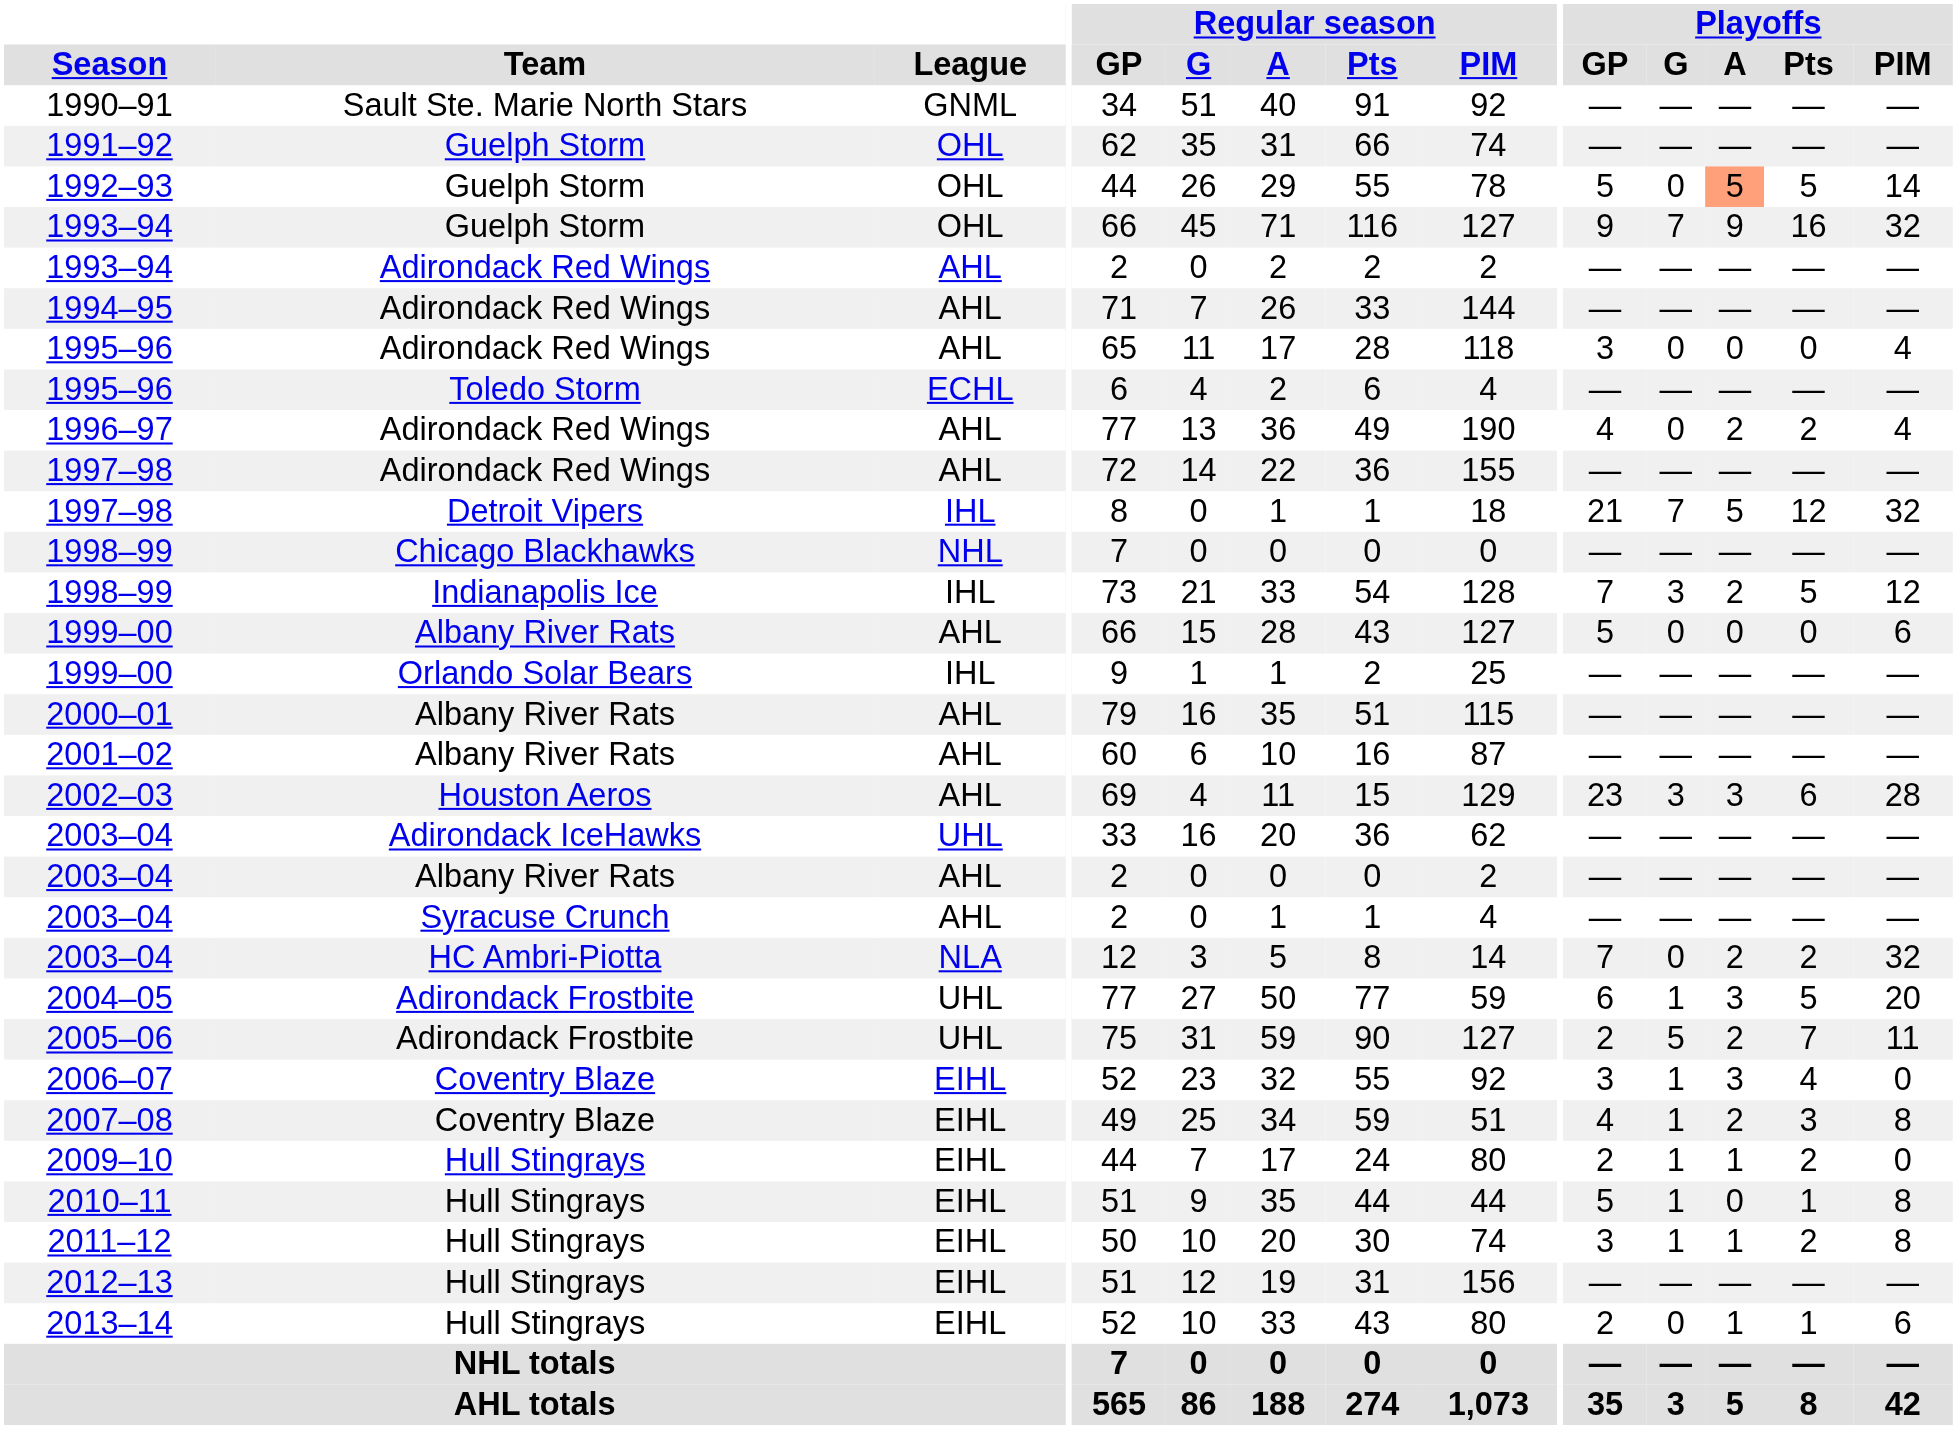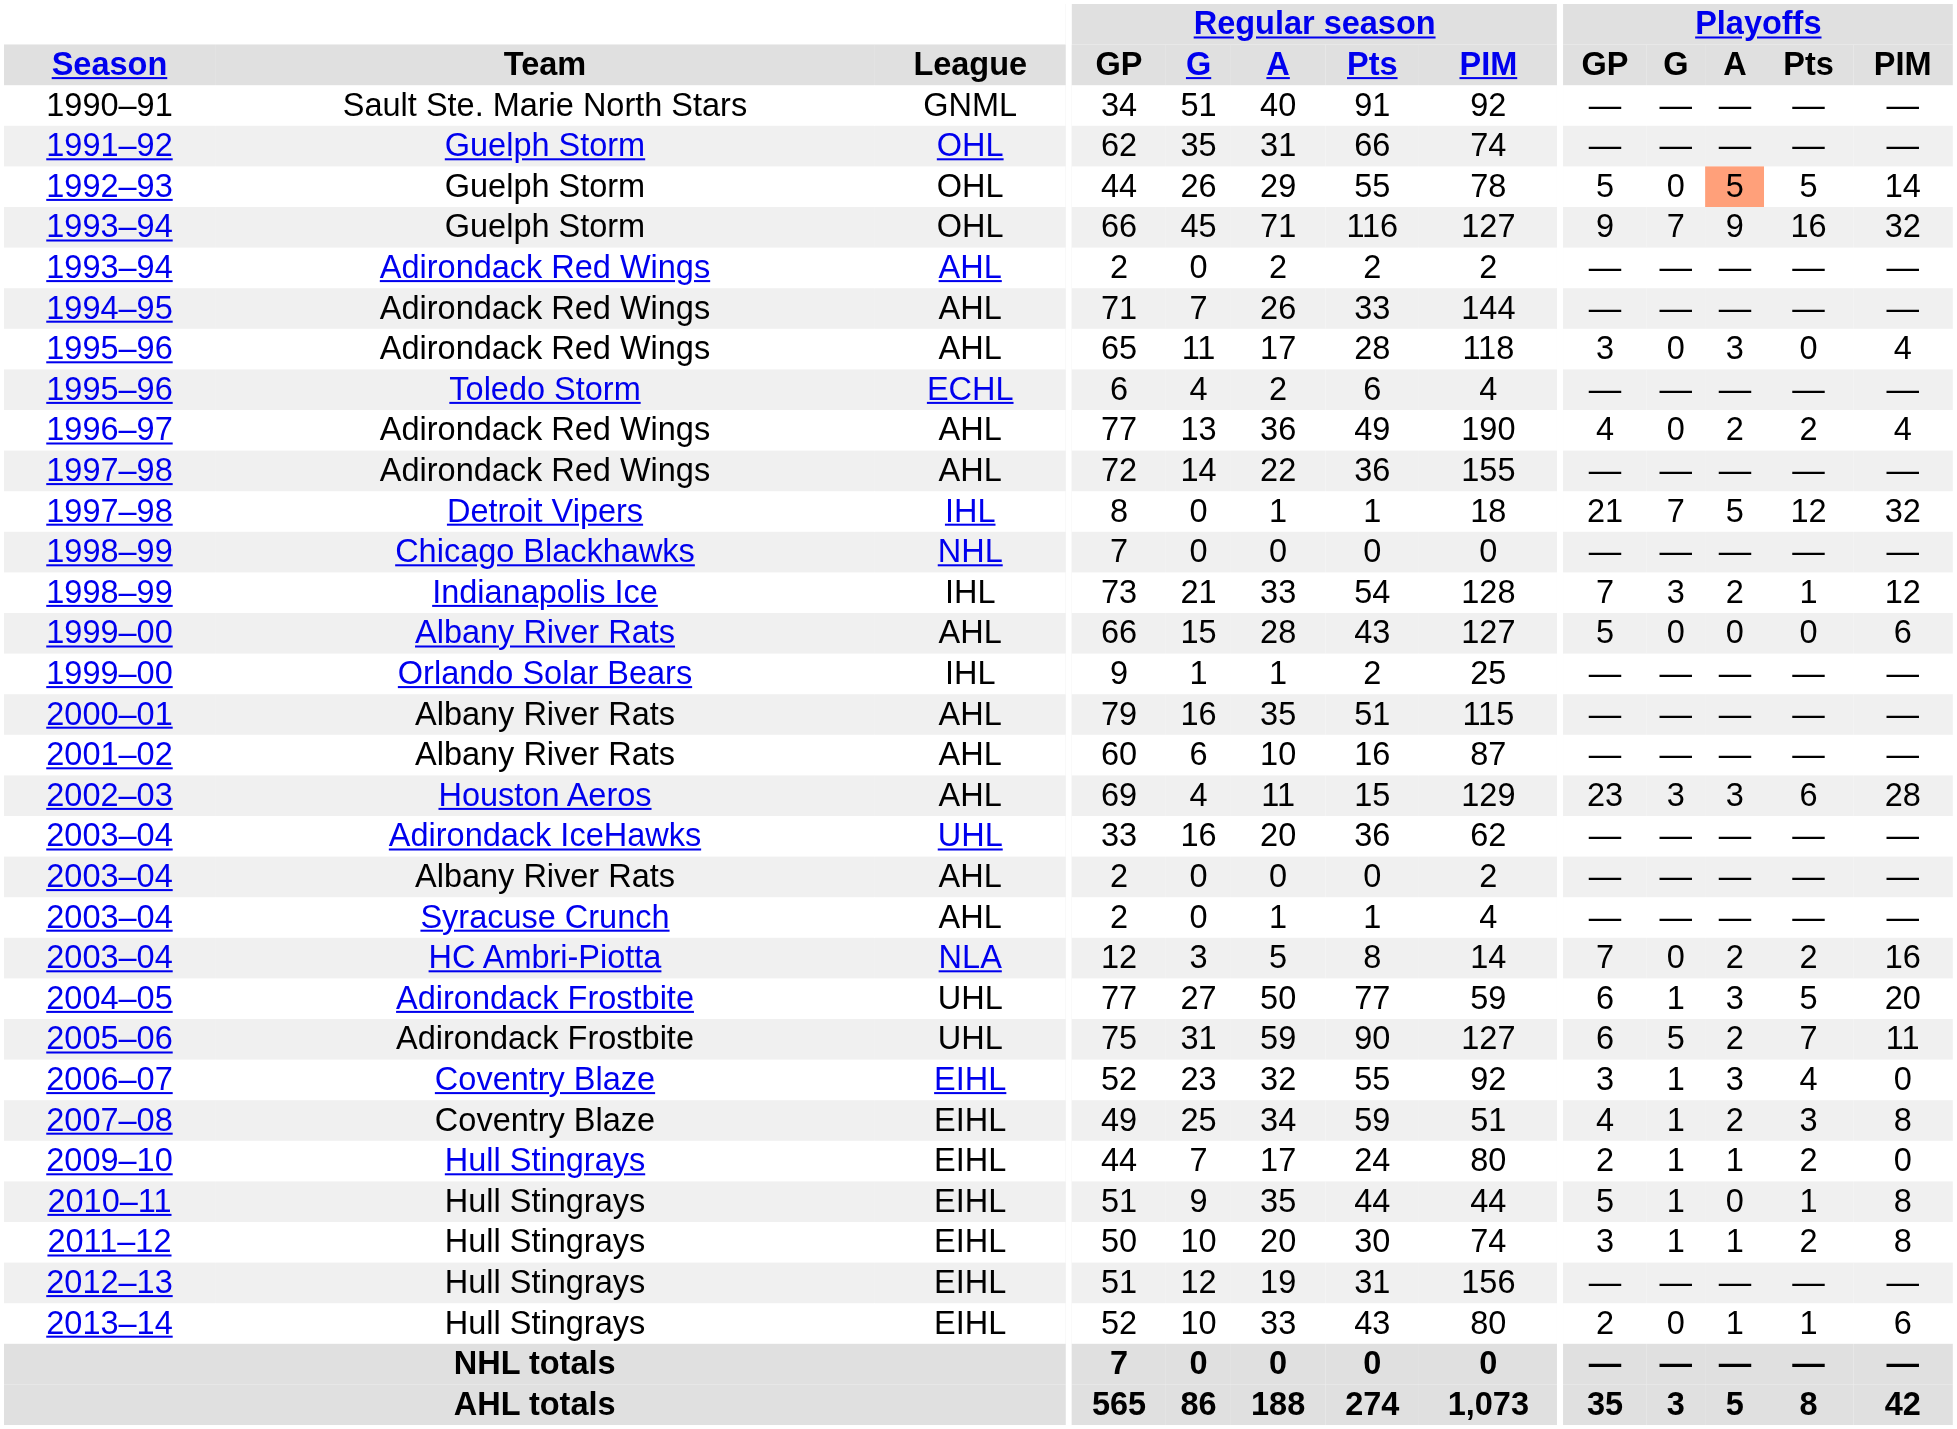(1735, 348) 0 -> (1735, 348) 3
(1809, 592) 5 -> (1809, 592) 1
(1903, 957) 32 -> (1903, 957) 16
(1605, 1038) 2 -> (1605, 1038) 6
